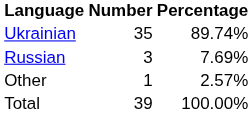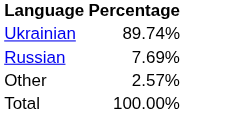- column: (121, 10)
